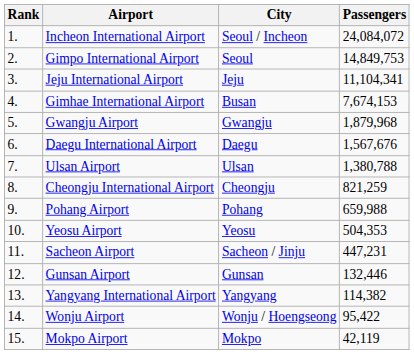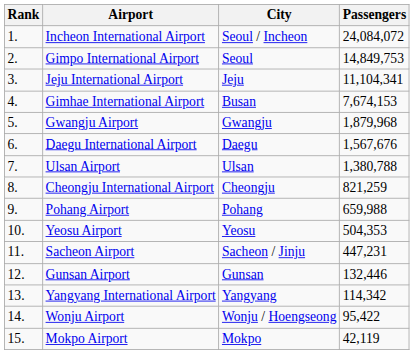(365, 295) 114,382 -> (365, 295) 114,342
